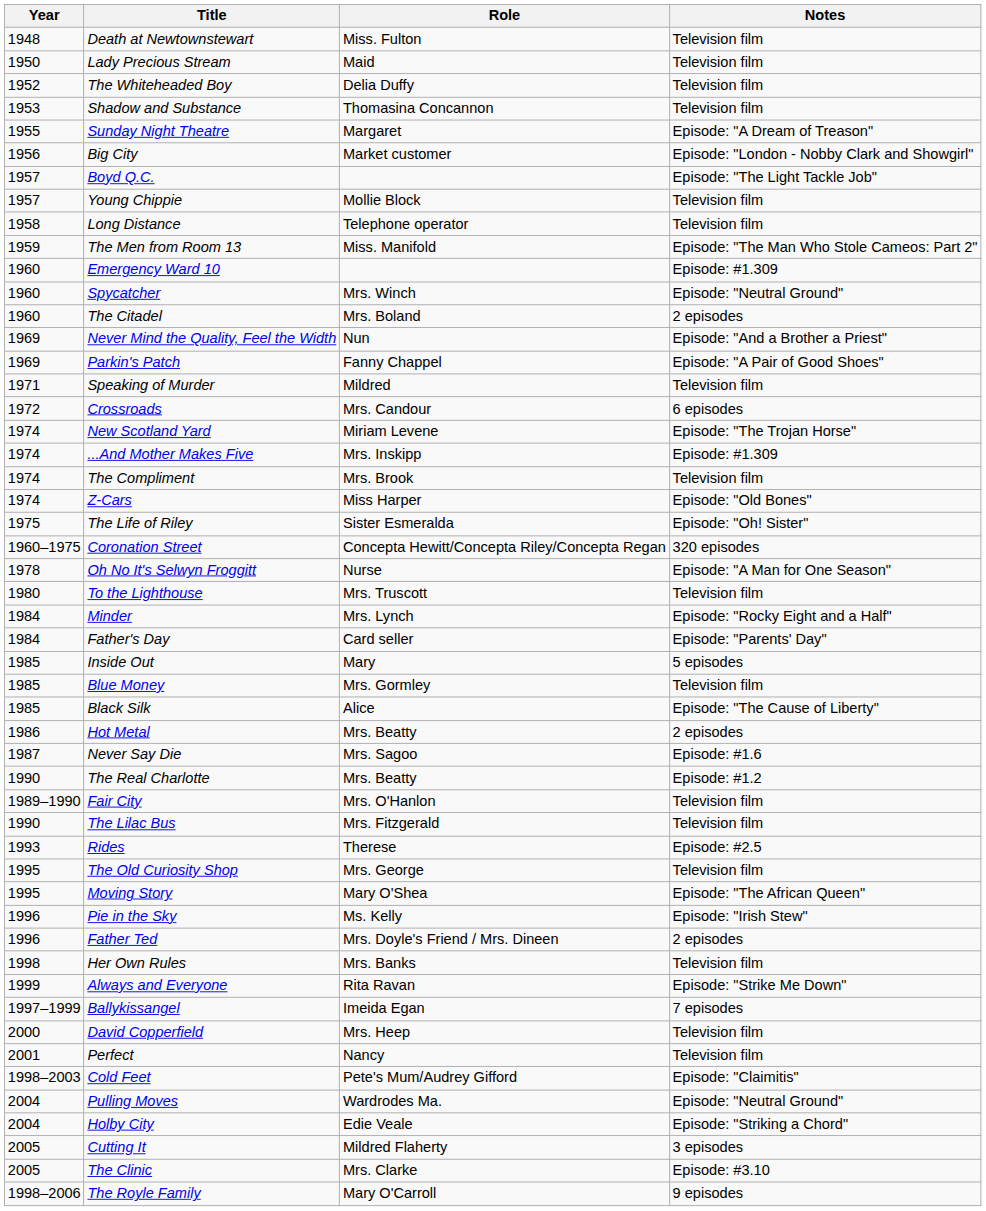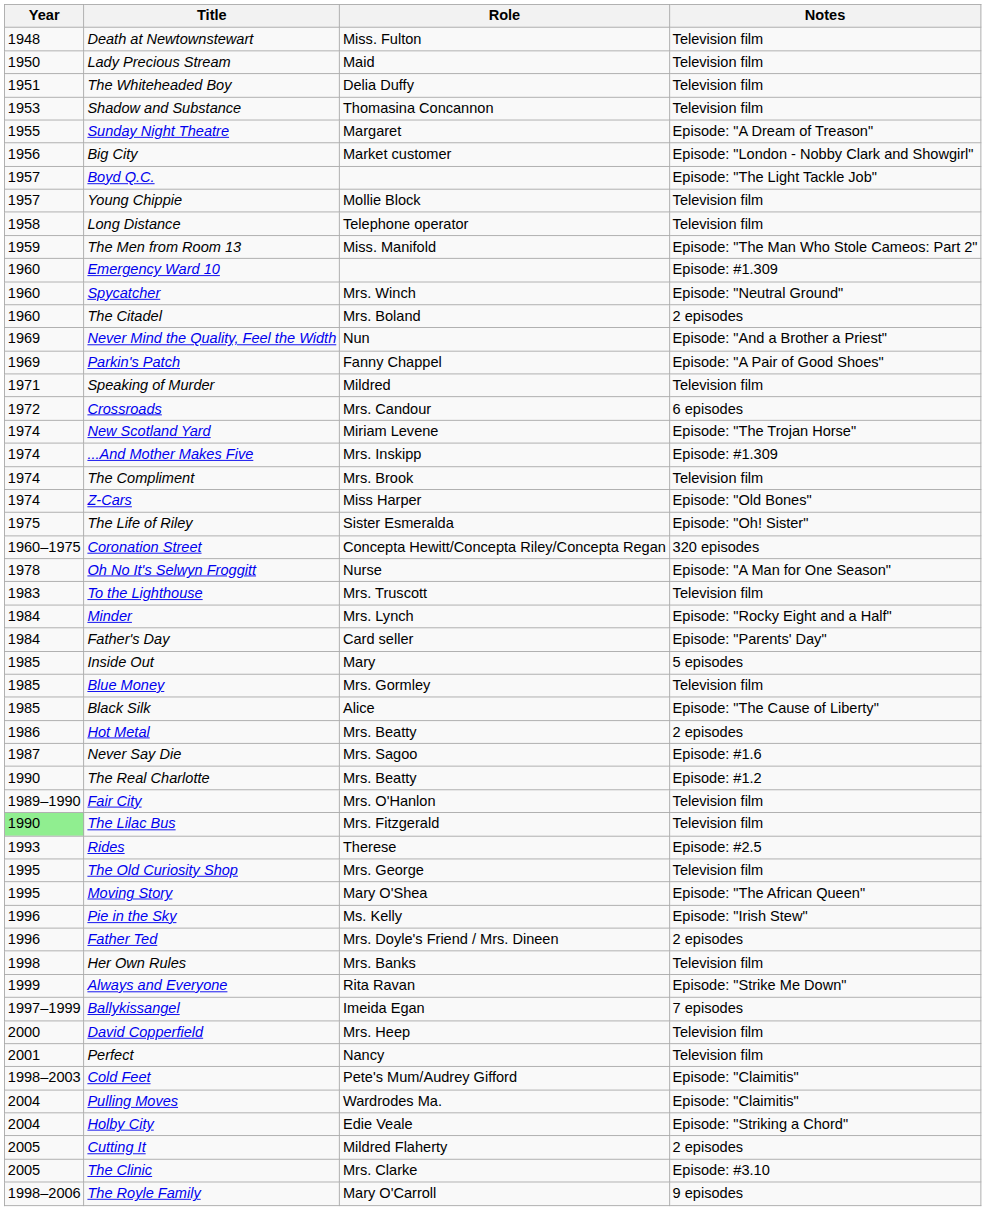(24, 85) 1952 -> (24, 85) 1951
(24, 593) 1980 -> (24, 593) 1983
(24, 824) no background -> (24, 824) lightgreen background
(758, 1101) Episode: "Neutral Ground" -> (736, 1101) Episode: "Claimitis"
(708, 1147) 3 episodes -> (708, 1147) 2 episodes
